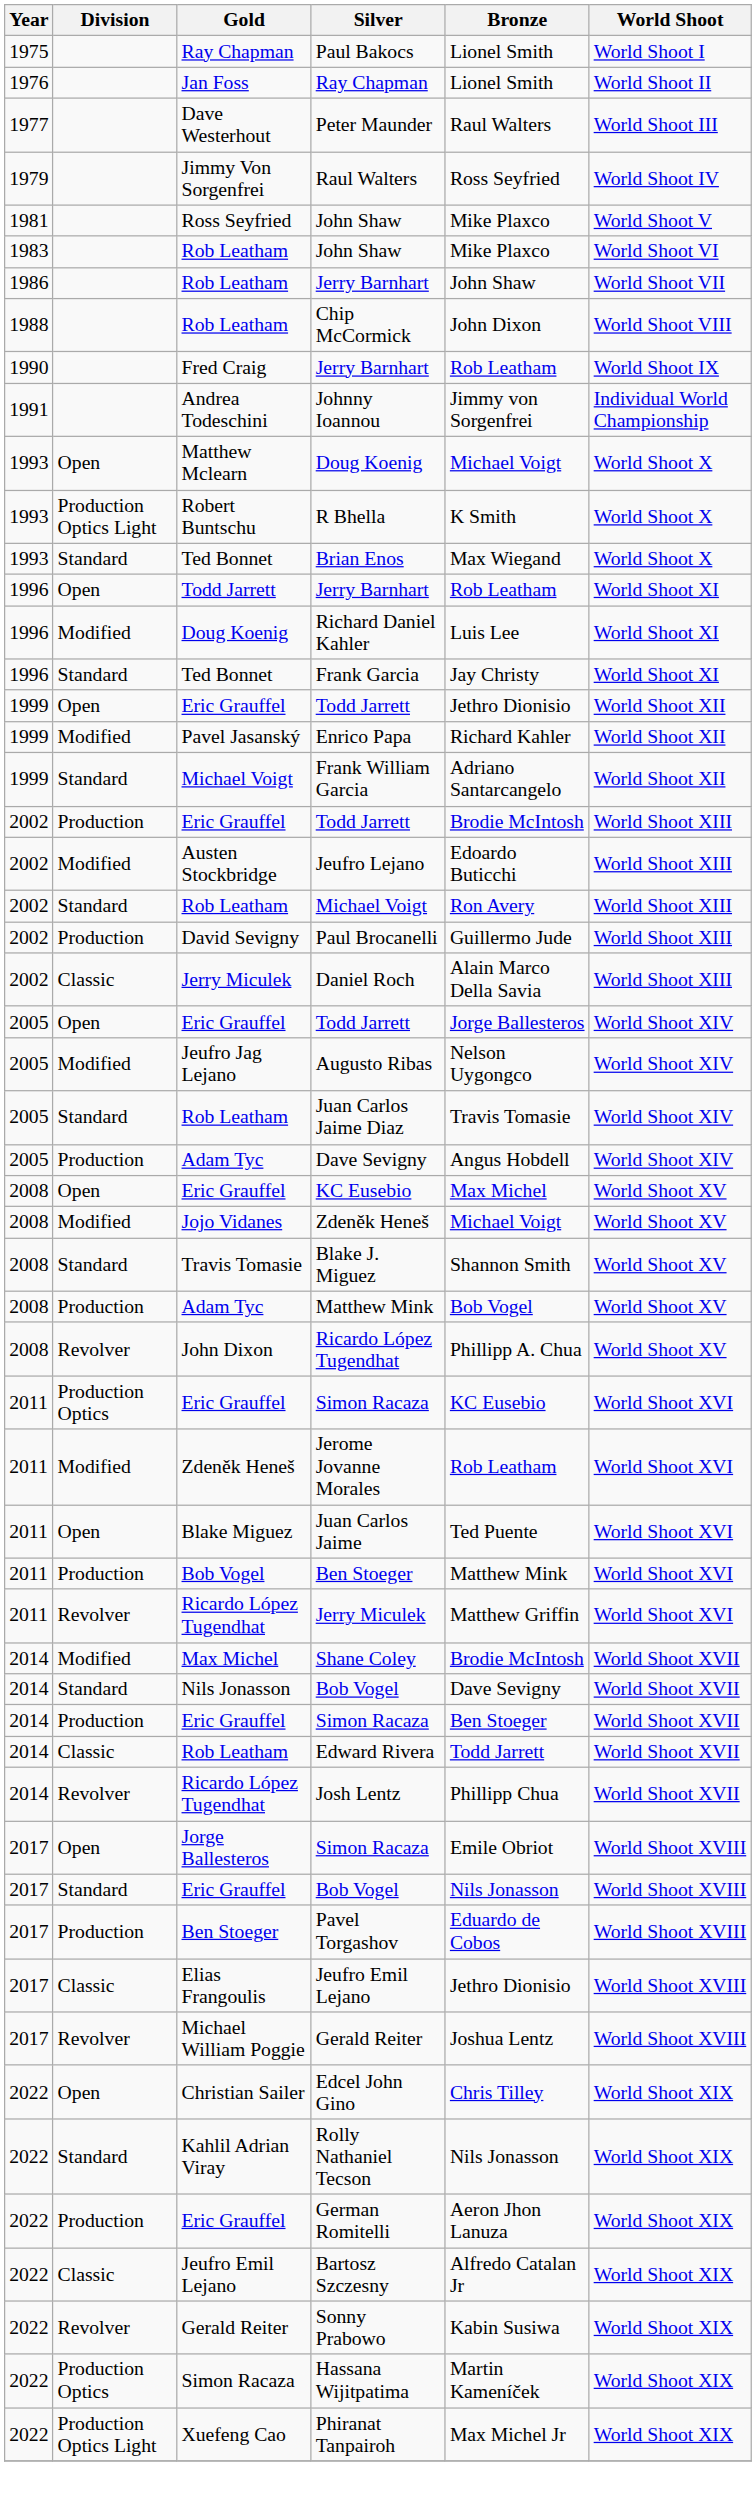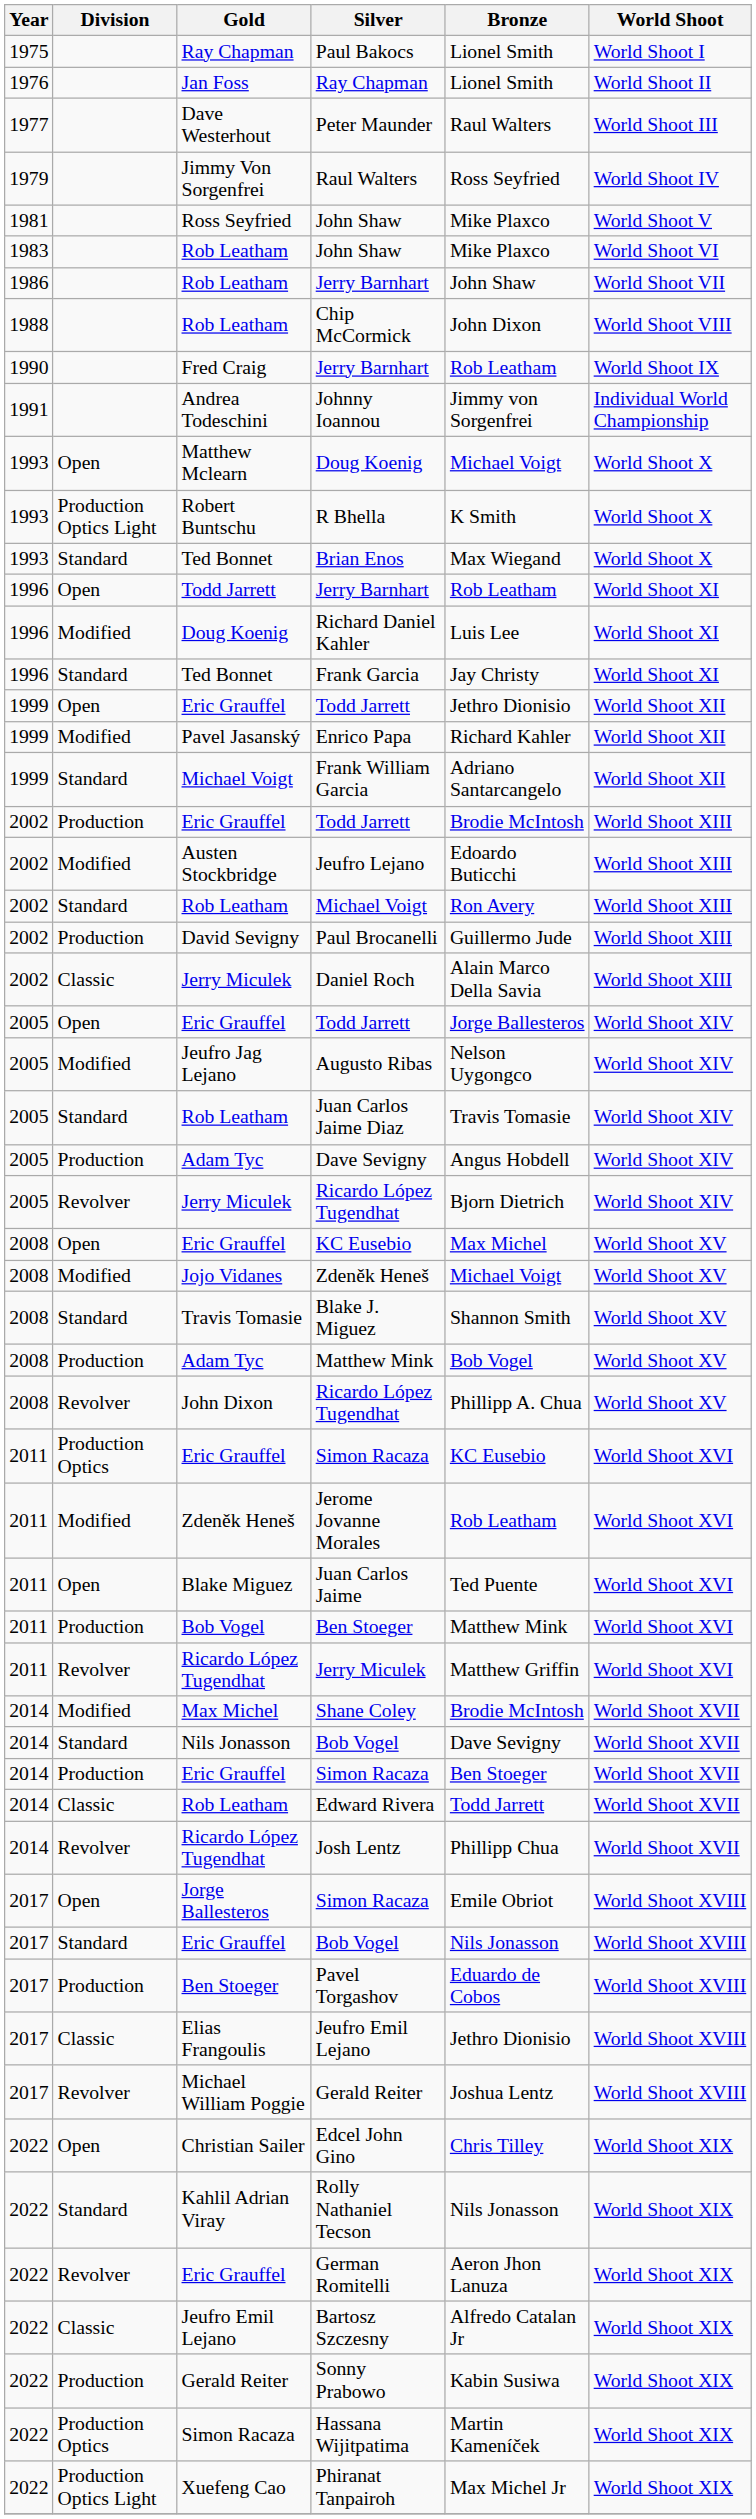+ row: (29, 1201)
(101, 2220) Production -> (94, 2274) Revolver
(94, 2327) Revolver -> (101, 2380) Production
